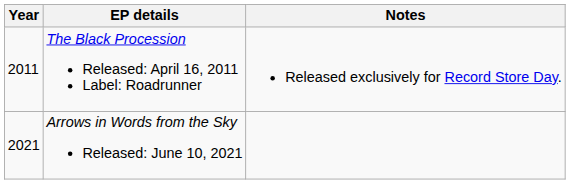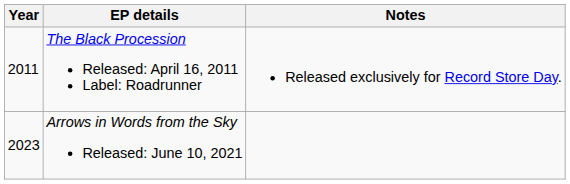(24, 145) 2021 -> (24, 145) 2023
